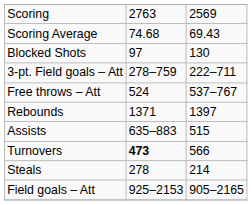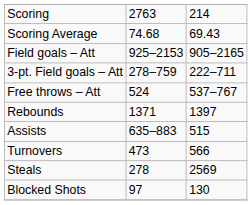(203, 14) 2569 -> (199, 14) 214
rows swapped: (51, 190) <-> (47, 53)
(139, 151) bold -> (139, 151) normal
(199, 170) 214 -> (203, 170) 2569
